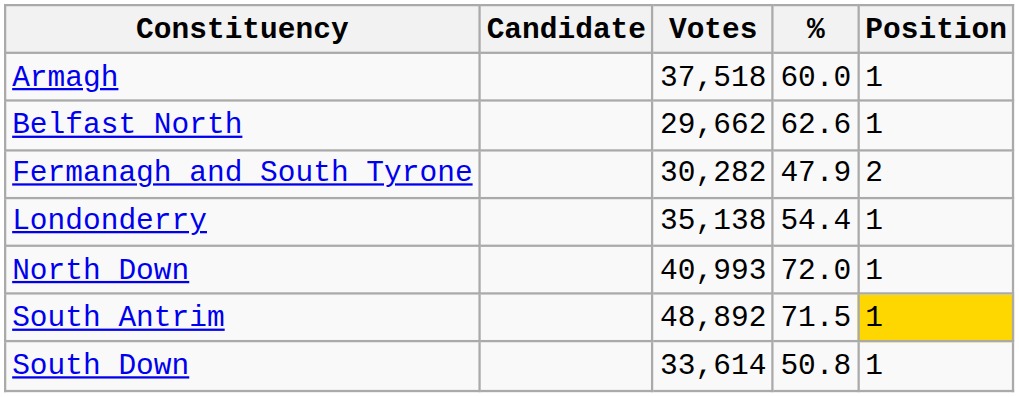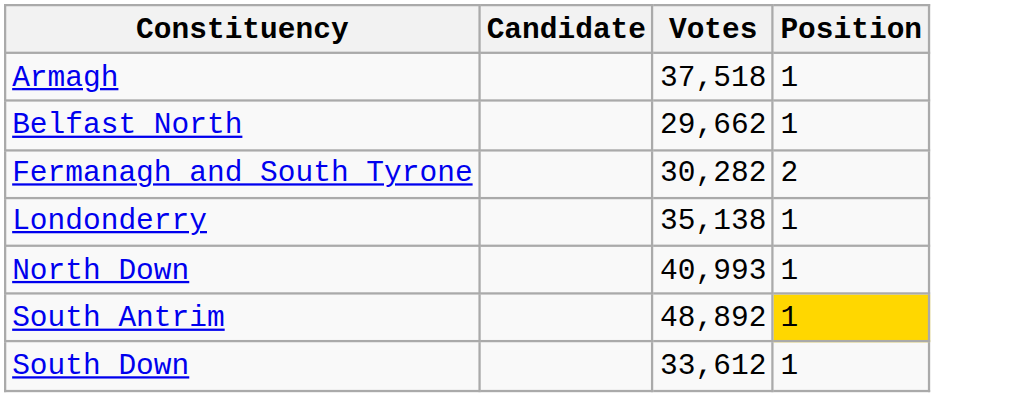- column: (816, 29)
(713, 366) 33,614 -> (713, 366) 33,612
